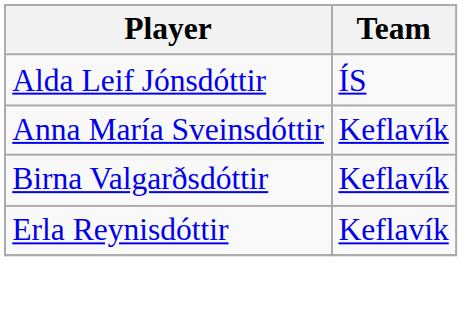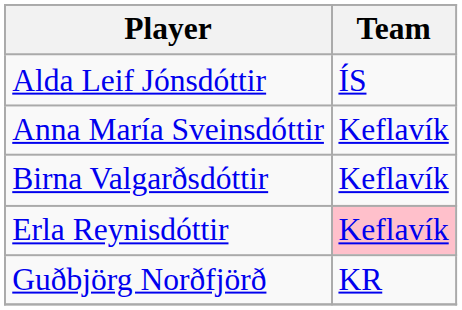(394, 229) no background -> (394, 229) pink background
+ row: (139, 279)
